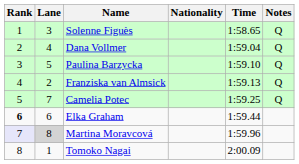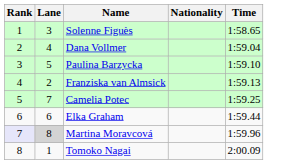- column: (279, 13)
(20, 116) bold -> (20, 116) normal
